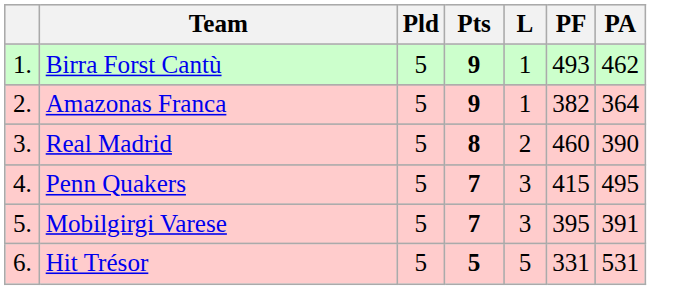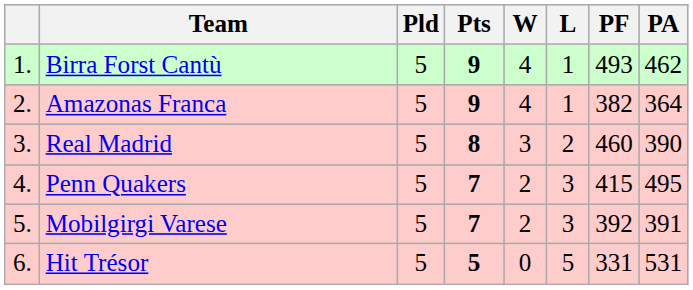+ column: (525, 24)
(571, 223) 395 -> (614, 223) 392
